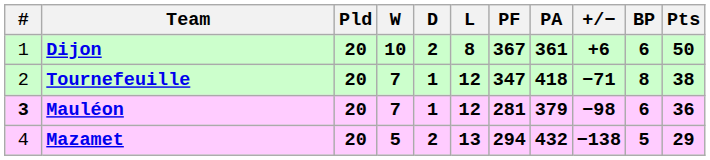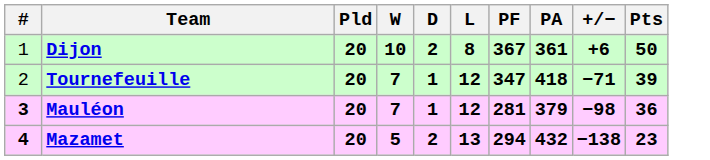- column: (644, 20)
(684, 80) 38 -> (646, 80) 39
(23, 140) normal -> (23, 140) bold
(684, 140) 29 -> (646, 140) 23
